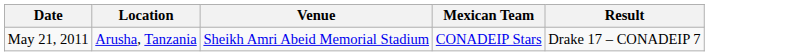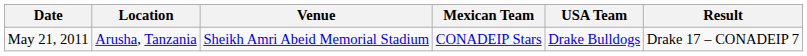+ column: (594, 16)
